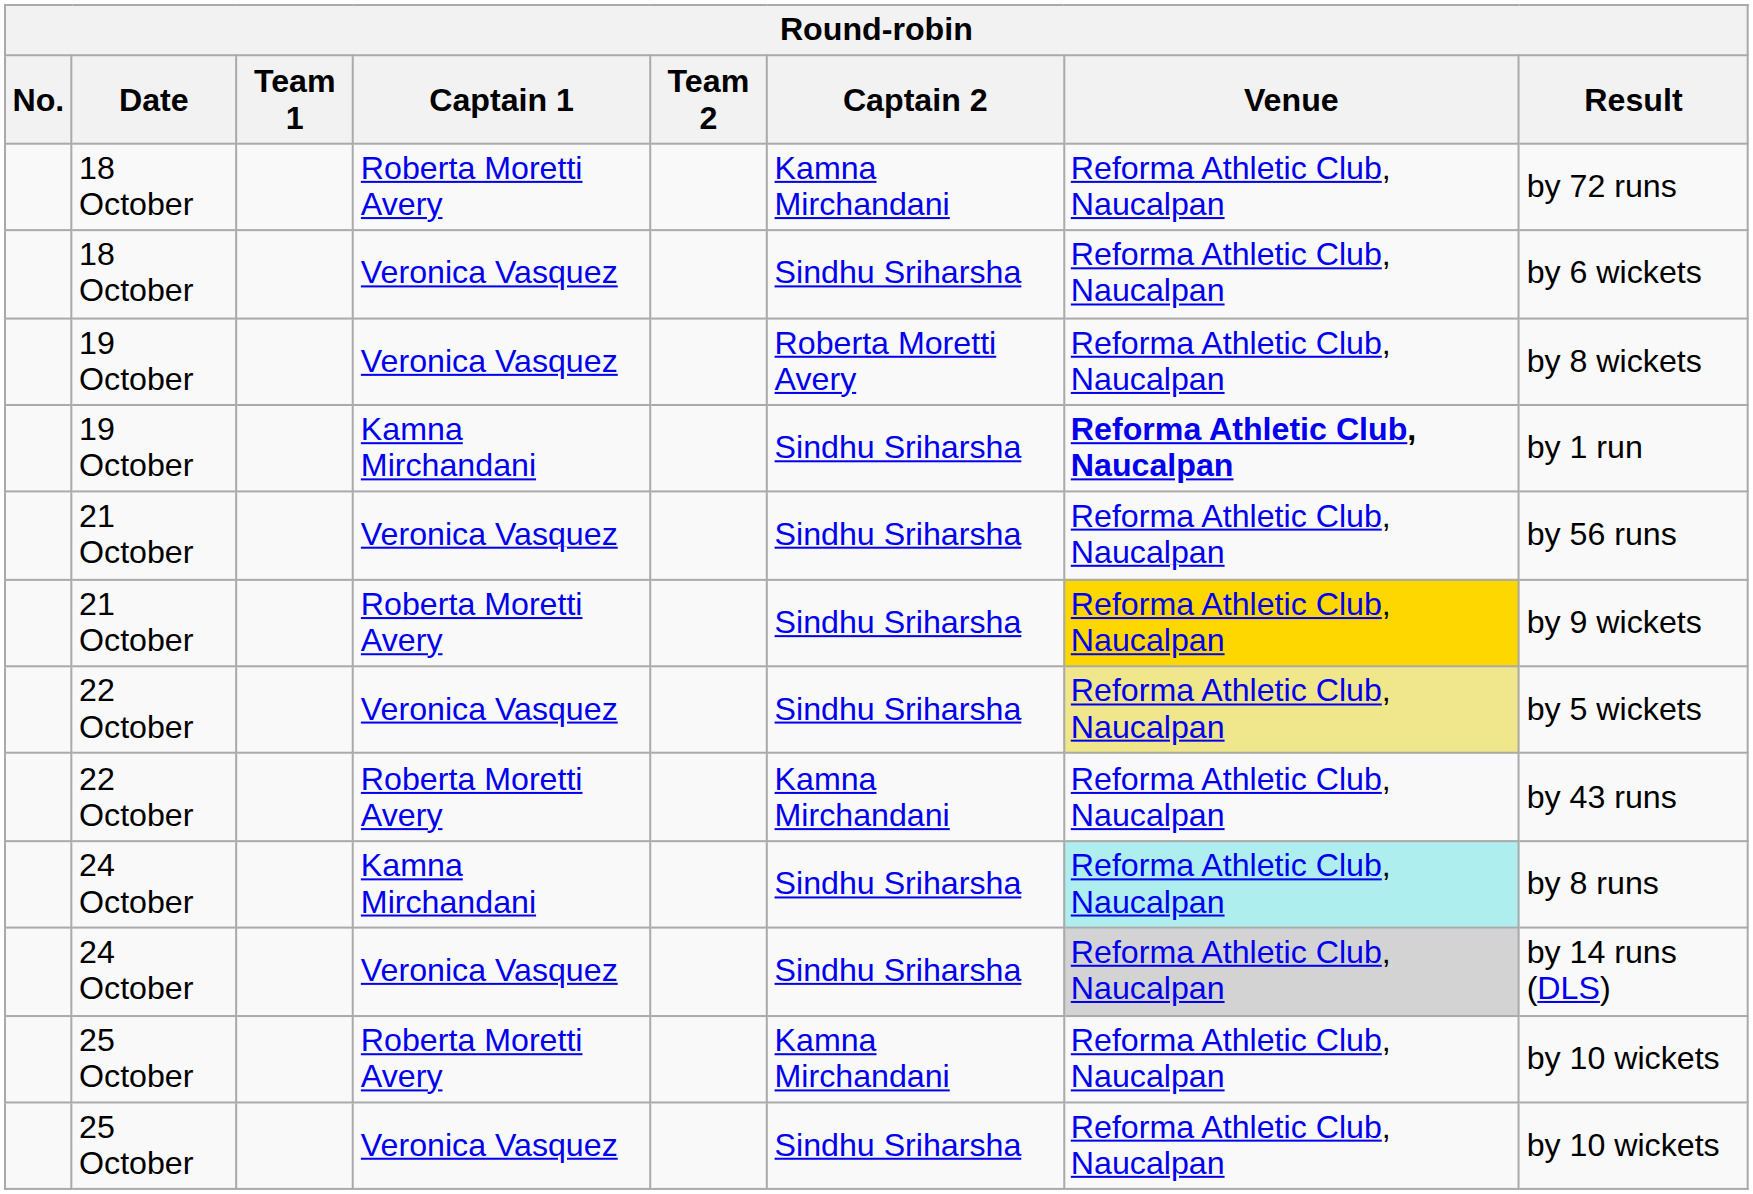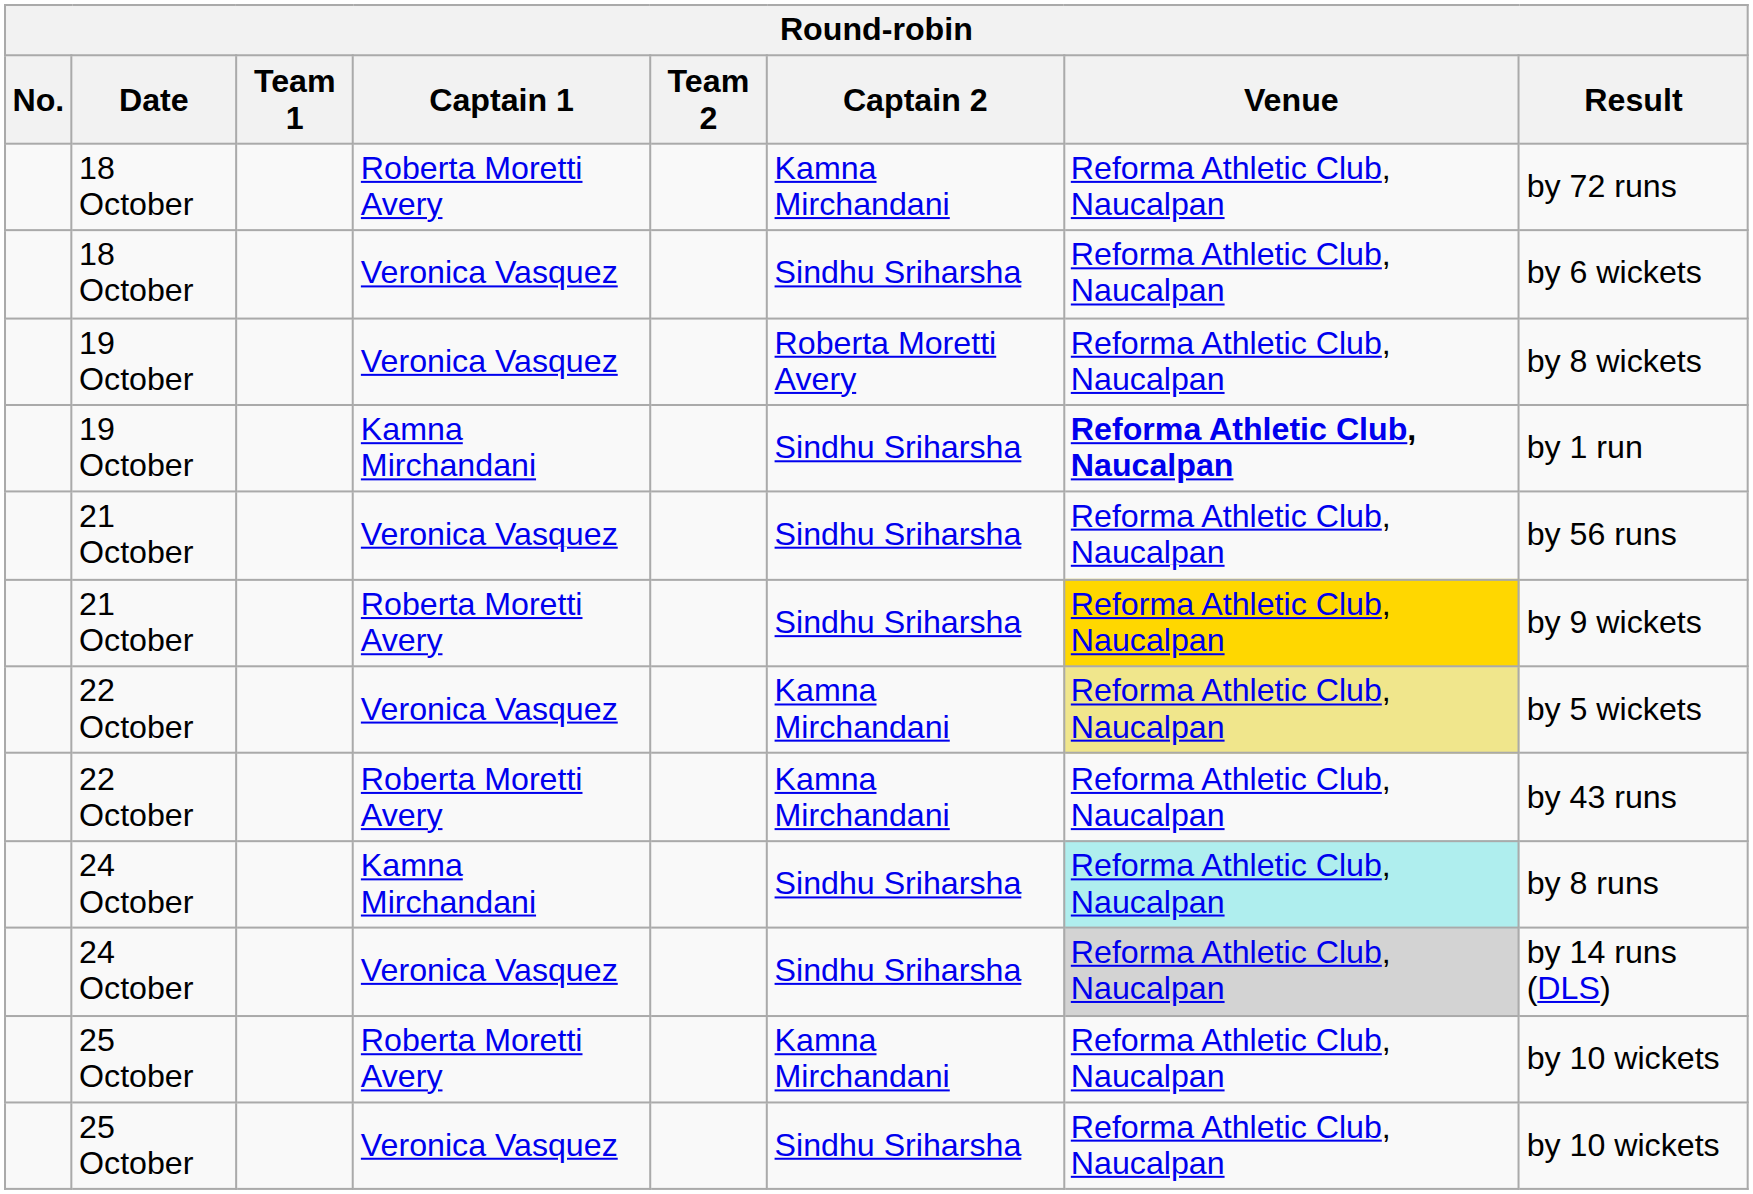(898, 709) Sindhu Sriharsha -> (862, 709) Kamna Mirchandani
